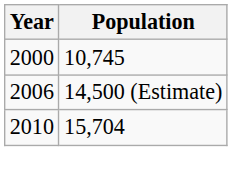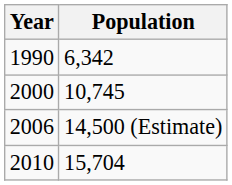+ row: (32, 57)
